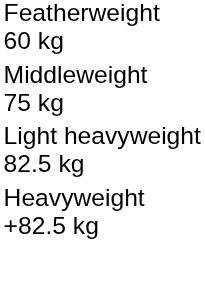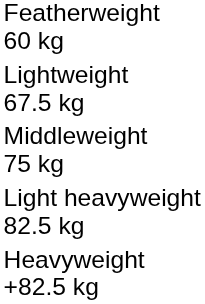+ row: (66, 88)
